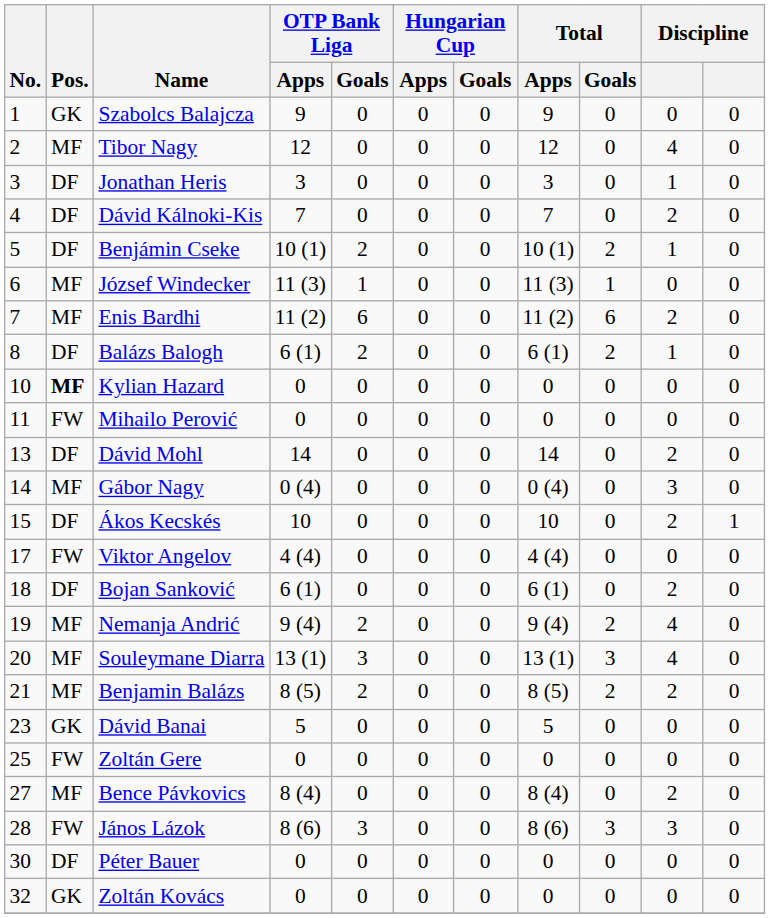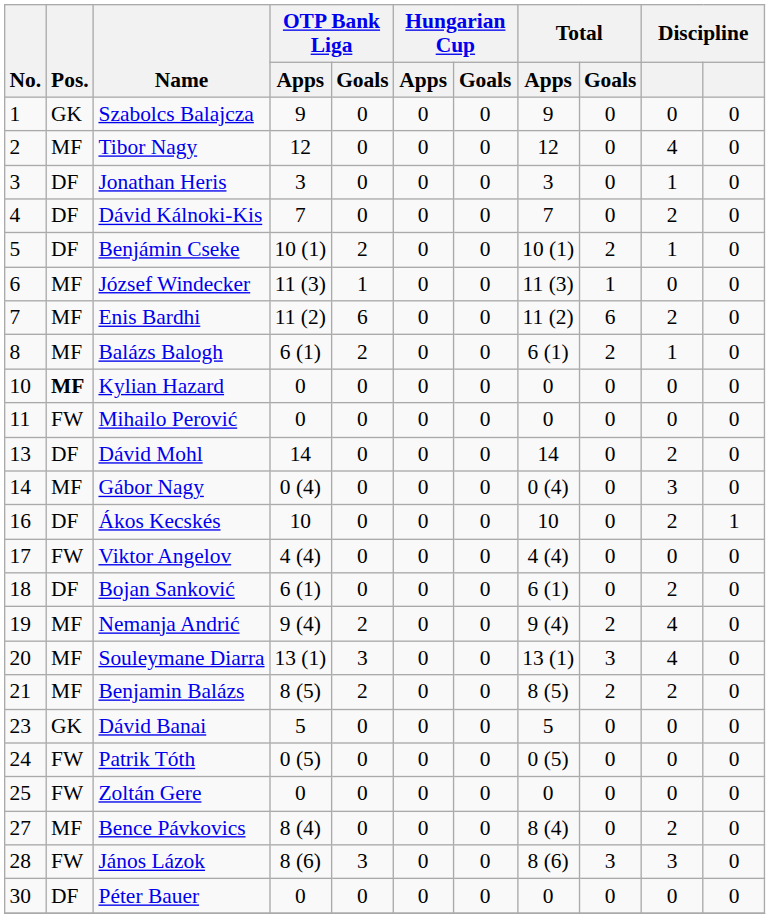(65, 351) DF -> (67, 351) MF
(20, 521) 15 -> (20, 521) 16
+ row: (147, 759)
- row: (161, 895)
